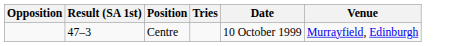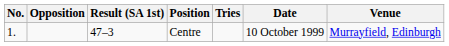+ column: (16, 13)
